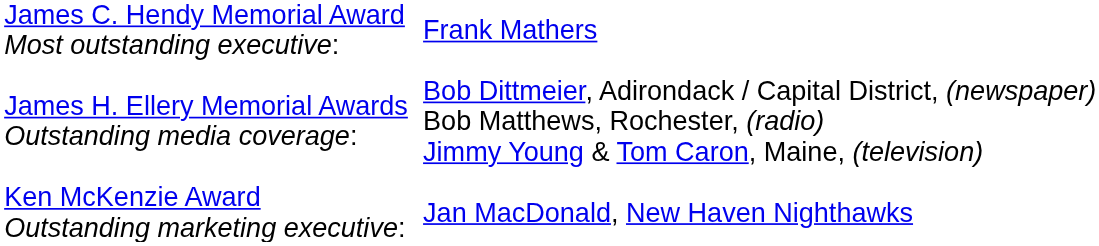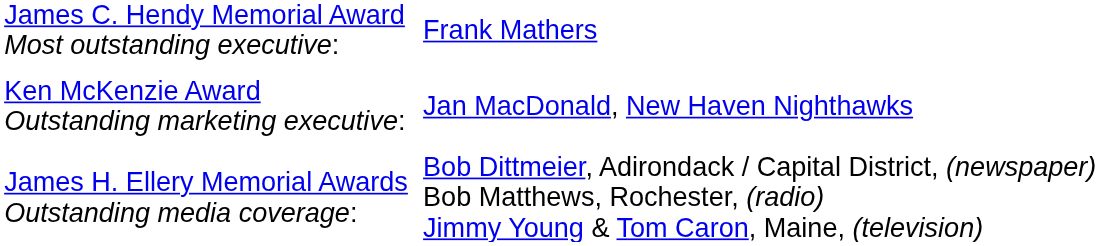rows swapped: (206, 121) <-> (205, 212)
